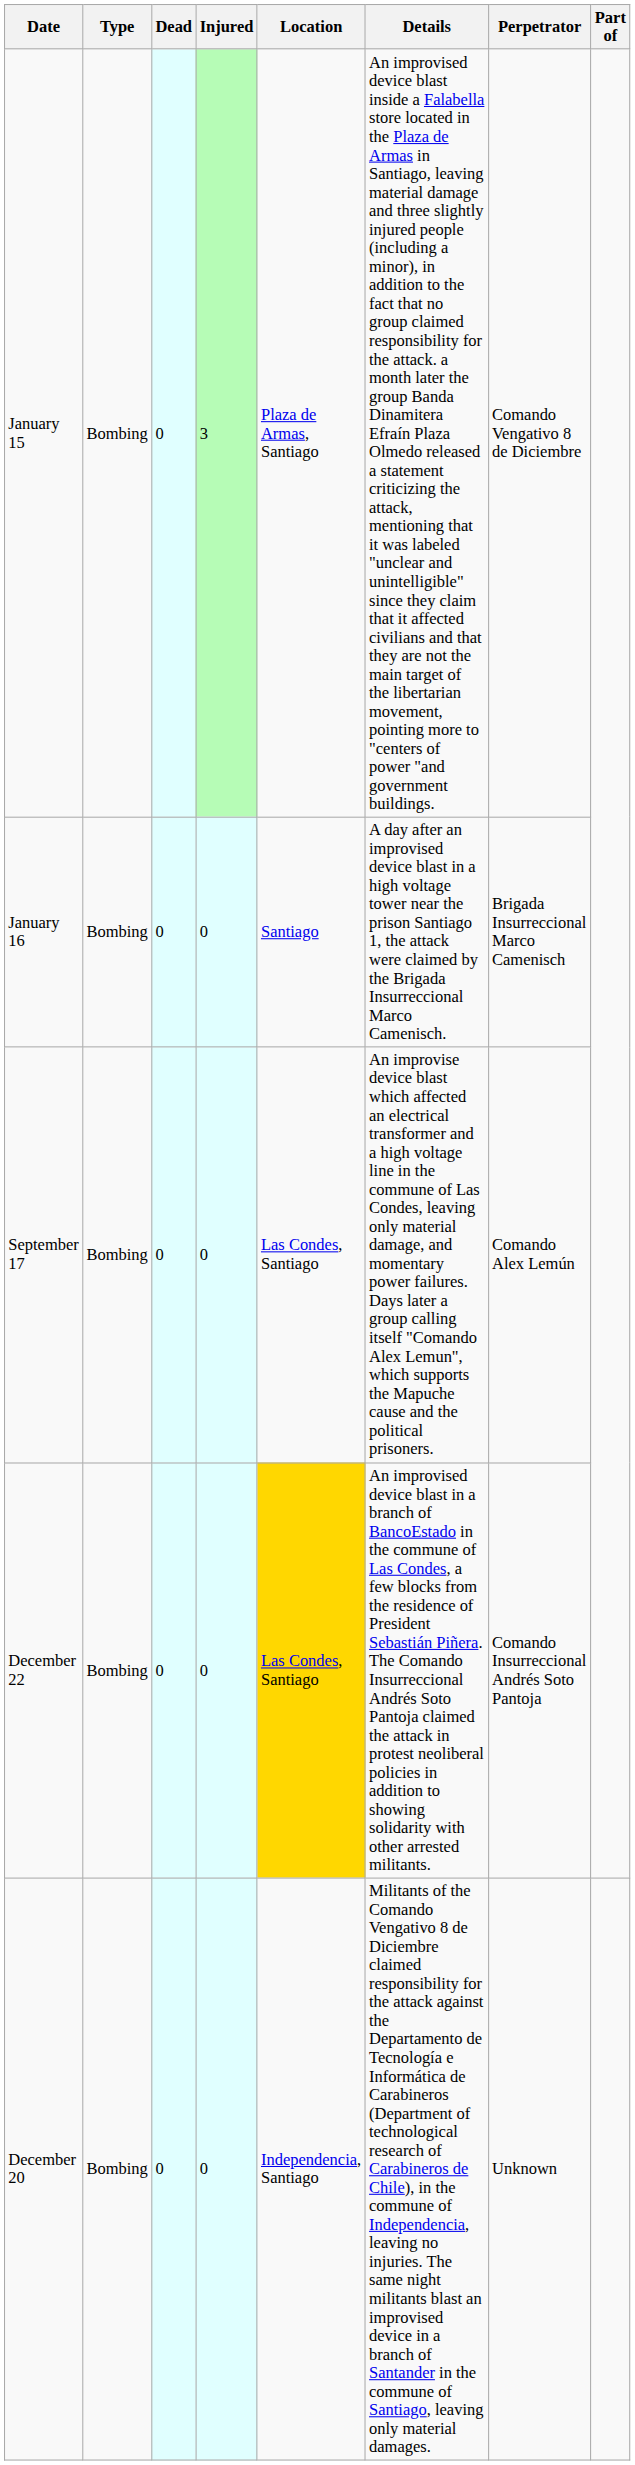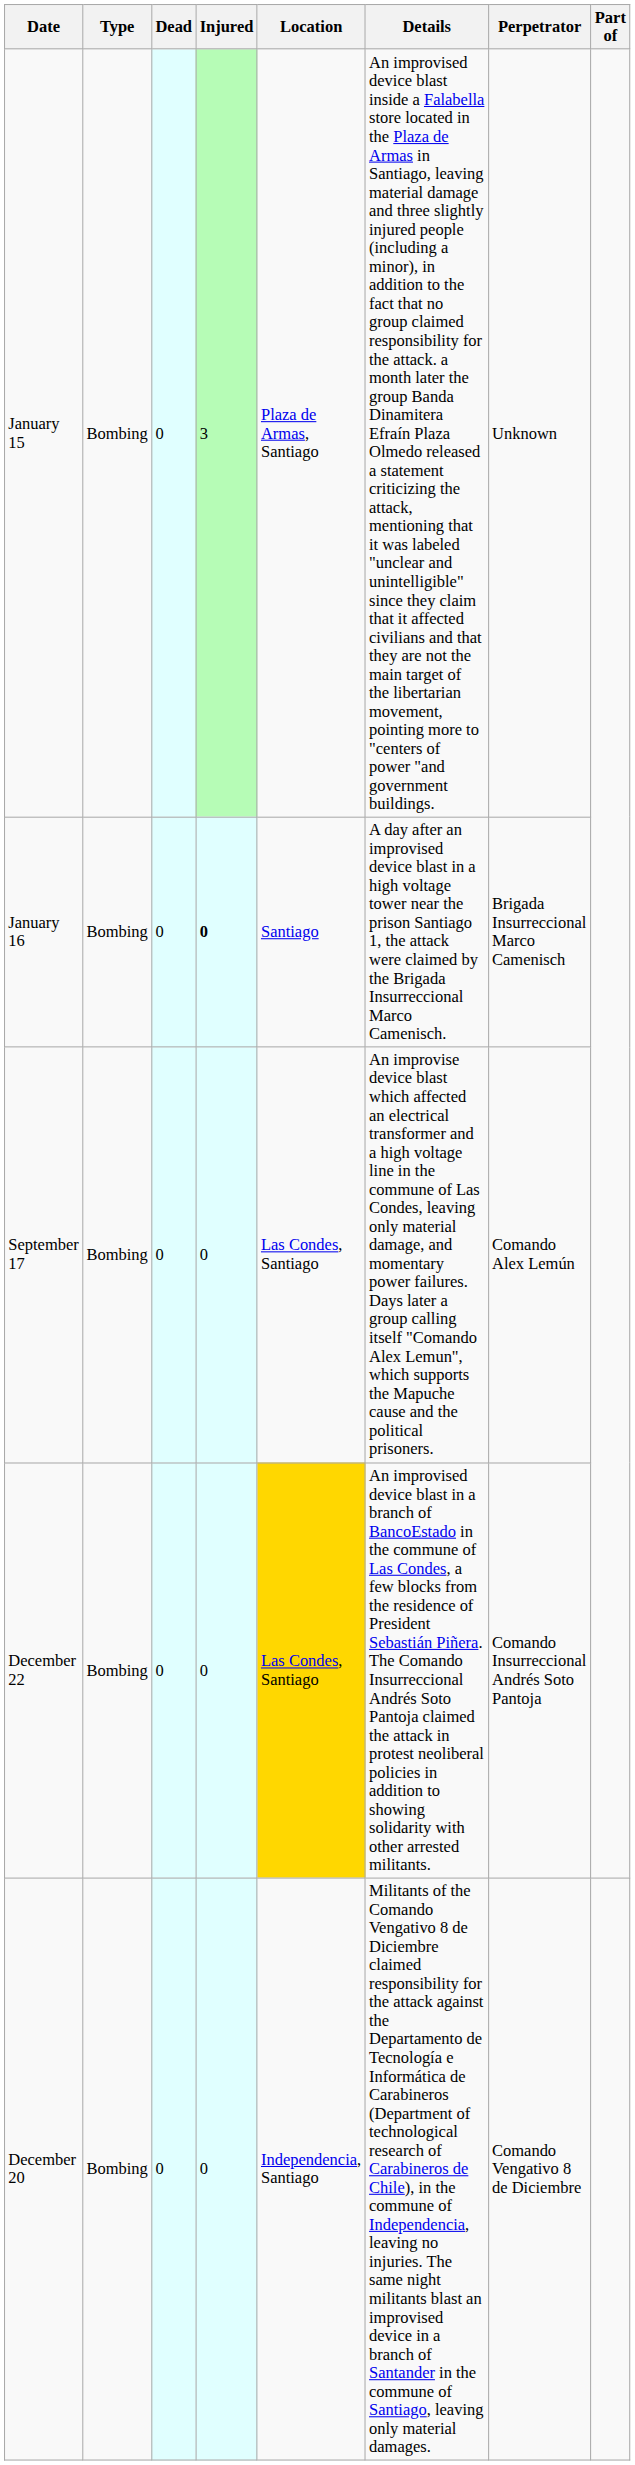(537, 433) Comando Vengativo 8 de Diciembre -> (525, 433) Unknown
(204, 931) normal -> (204, 931) bold
(525, 2169) Unknown -> (537, 2169) Comando Vengativo 8 de Diciembre
